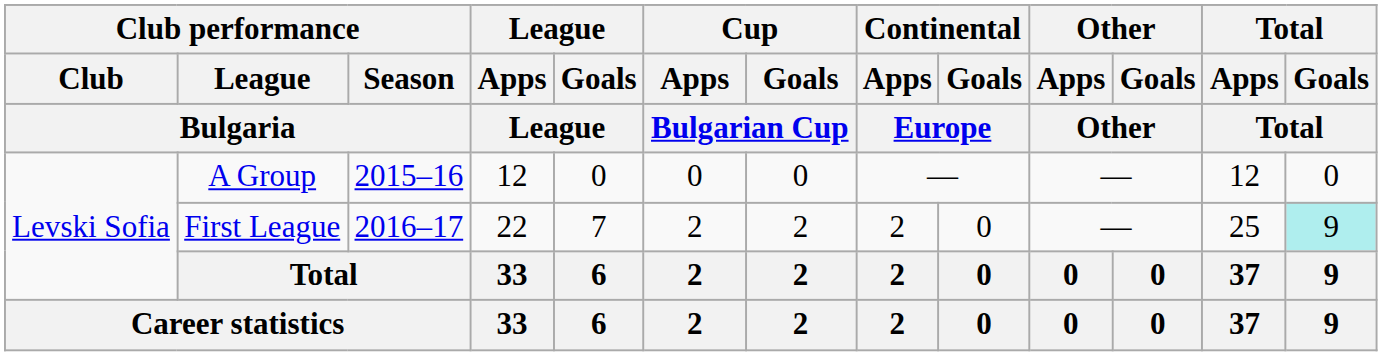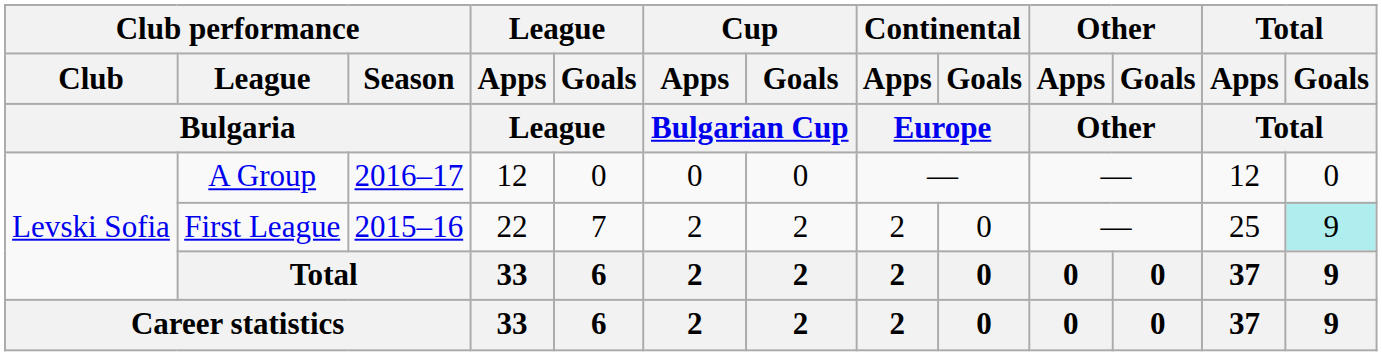(409, 176) 2015–16 -> (409, 176) 2016–17
(409, 226) 2016–17 -> (409, 226) 2015–16
